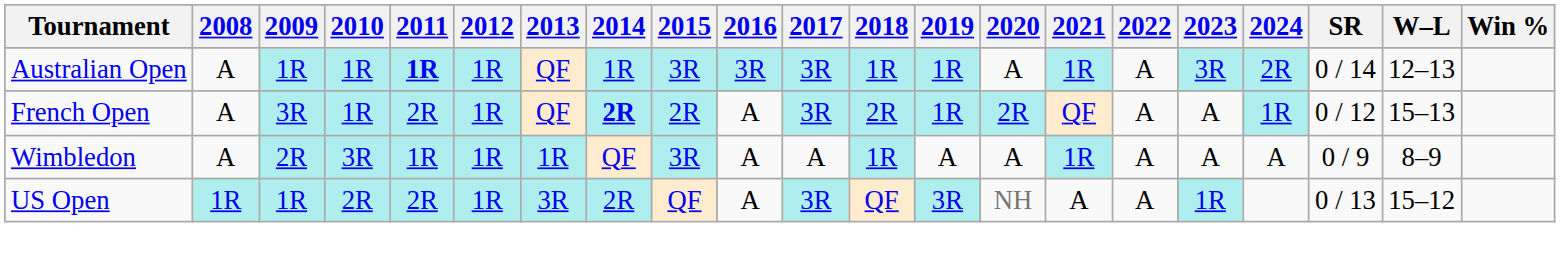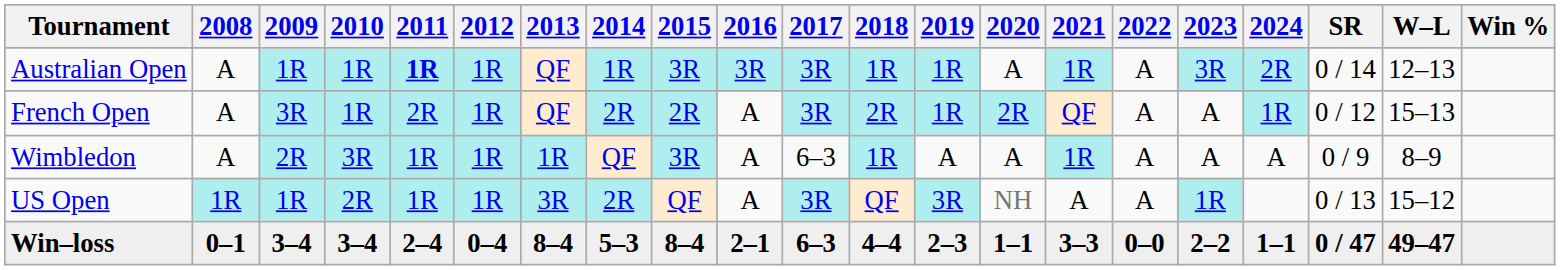(619, 112) bold -> (619, 112) normal
(816, 155) A -> (816, 155) 6–3
(422, 198) 2R -> (422, 198) 1R
+ row: (63, 242)
